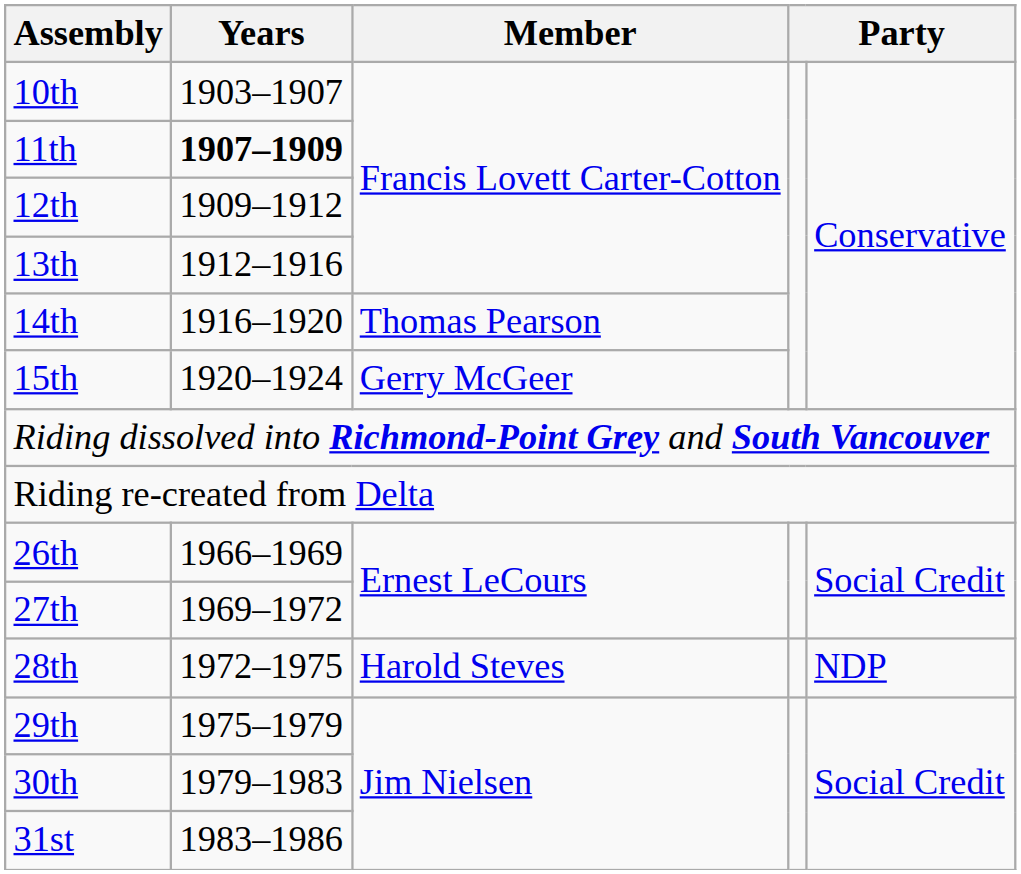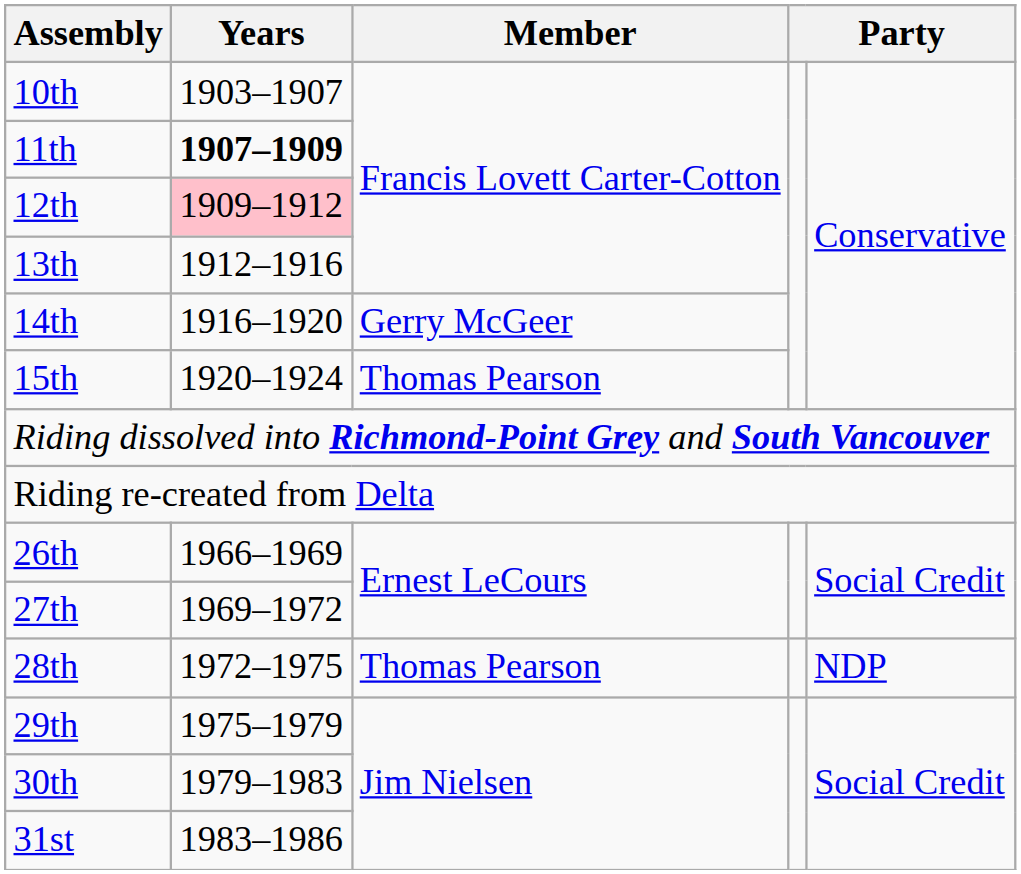(261, 206) no background -> (261, 206) pink background
(480, 321) Thomas Pearson -> (466, 321) Gerry McGeer
(466, 378) Gerry McGeer -> (480, 378) Thomas Pearson
(462, 666) Harold Steves -> (480, 666) Thomas Pearson
